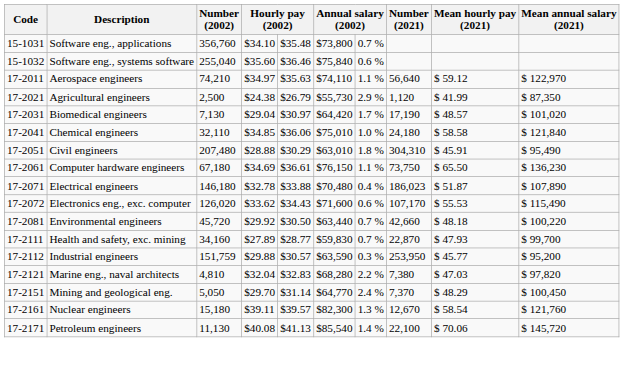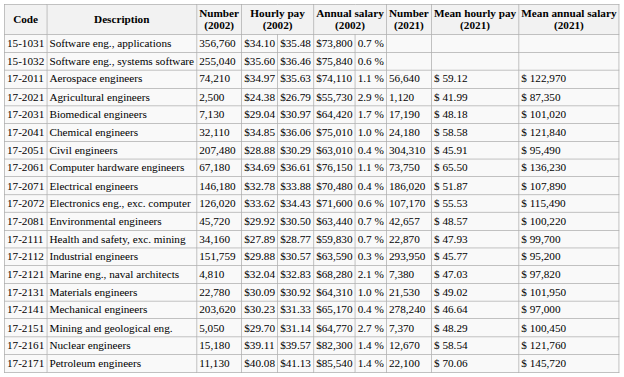(451, 114) $ 48.57 -> (451, 114) $ 48.18
(371, 150) 1.8 % -> (371, 150) 0.4 %
(407, 185) 186,023 -> (407, 185) 186,020
(404, 221) 42,660 -> (404, 221) 42,657
(451, 221) $ 48.18 -> (451, 221) $ 48.57
(407, 256) 253,950 -> (407, 256) 293,950
(371, 274) 2.2 % -> (371, 274) 2.1 %
+ row: (93, 292)
+ row: (98, 310)
(371, 292) 2.4 % -> (371, 327) 2.7 %
(371, 310) 1.3 % -> (371, 345) 1.4 %
